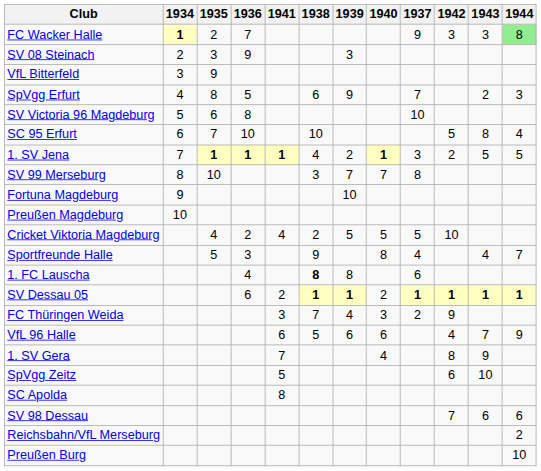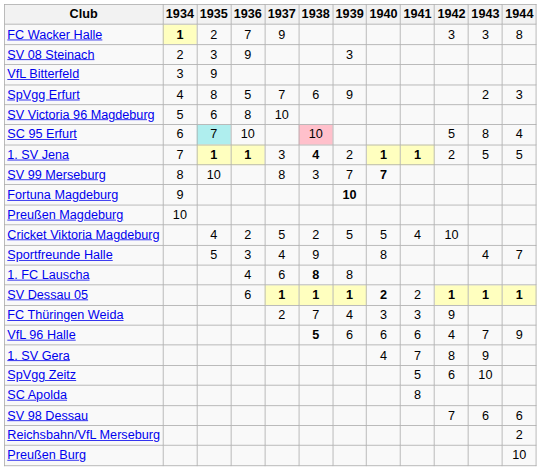columns swapped: (418, 14) <-> (282, 14)
(519, 34) lightgreen background -> (519, 34) no background
(214, 134) no background -> (214, 134) paleturquoise background
(316, 134) no background -> (316, 134) pink background
(316, 154) normal -> (316, 154) bold
(384, 174) normal -> (384, 174) bold
(350, 194) normal -> (350, 194) bold
(384, 295) normal -> (384, 295) bold
(316, 335) normal -> (316, 335) bold
